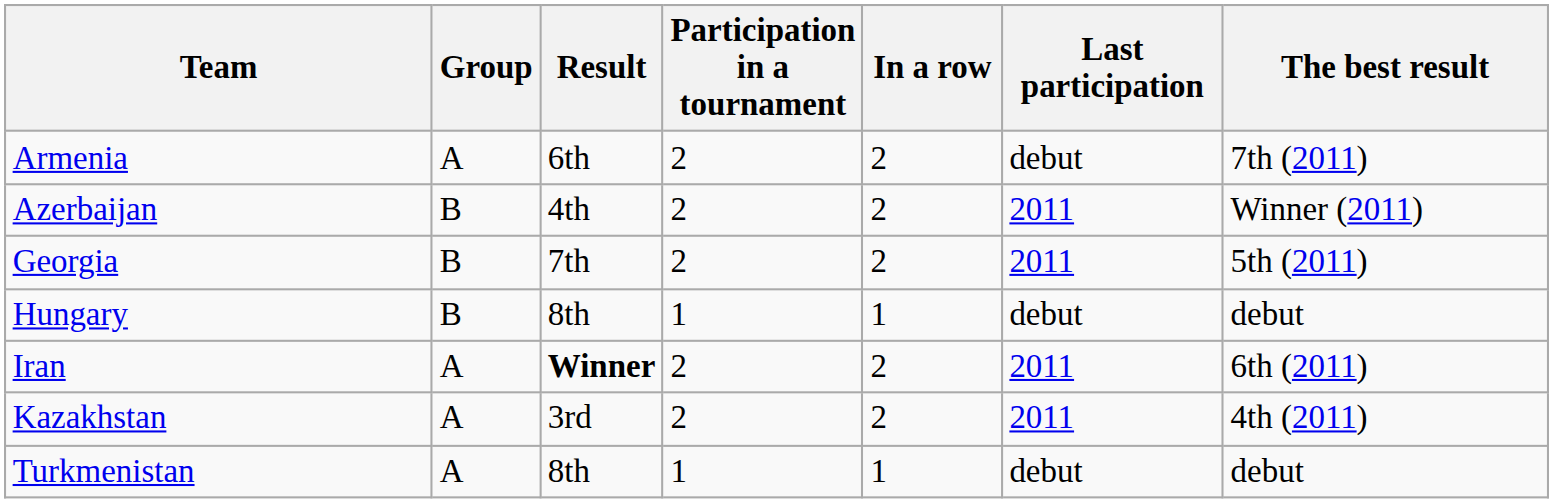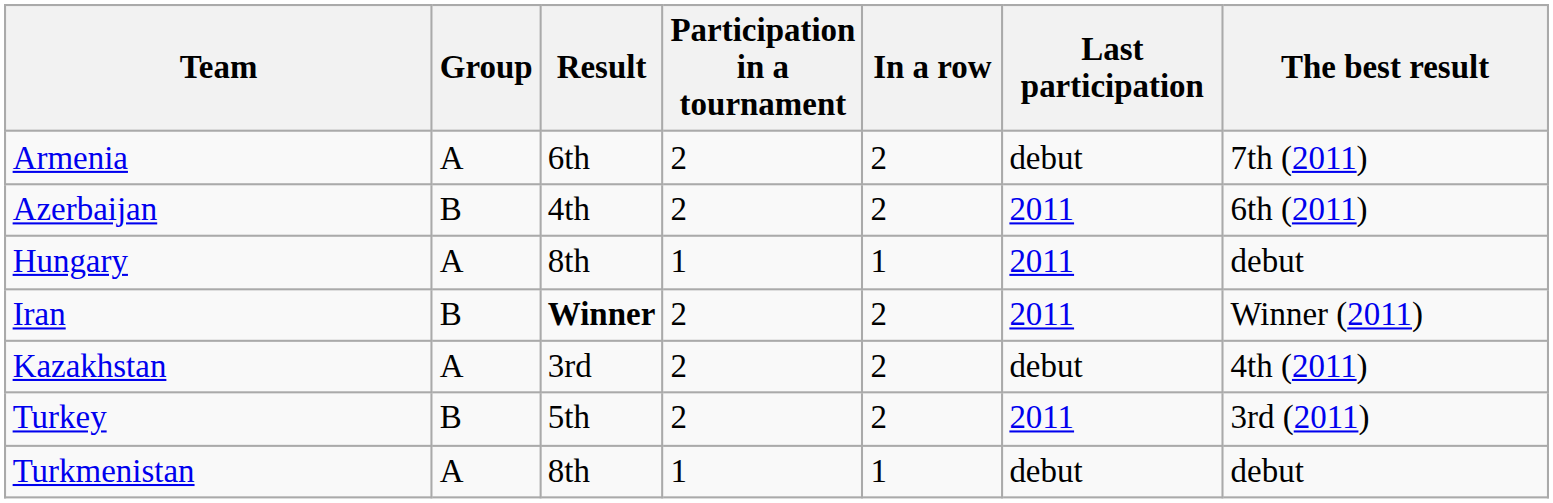(1327, 209) Winner (2011) -> (1299, 209) 6th (2011)
- row: (65, 261)
(451, 313) B -> (452, 261) A
(1046, 313) debut -> (1042, 261) 2011
(452, 366) A -> (451, 313) B
(1299, 366) 6th (2011) -> (1327, 313) Winner (2011)
(1042, 418) 2011 -> (1046, 366) debut
+ row: (60, 418)
